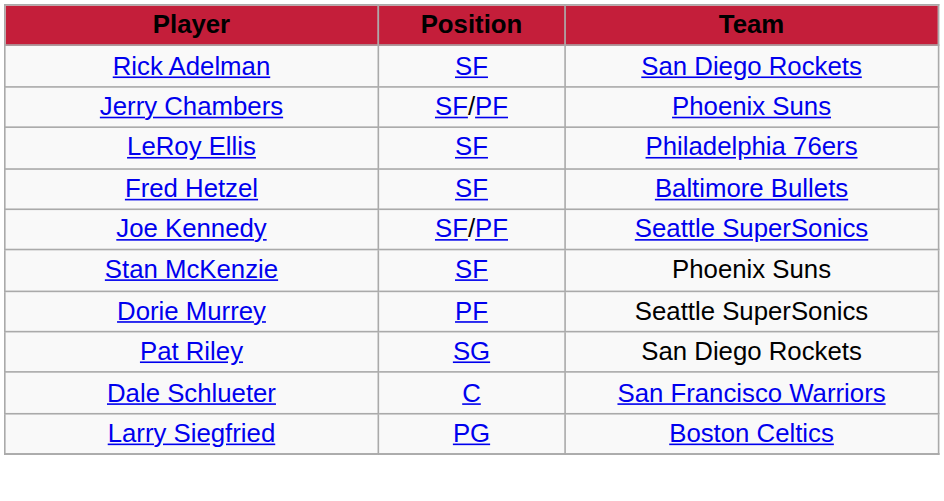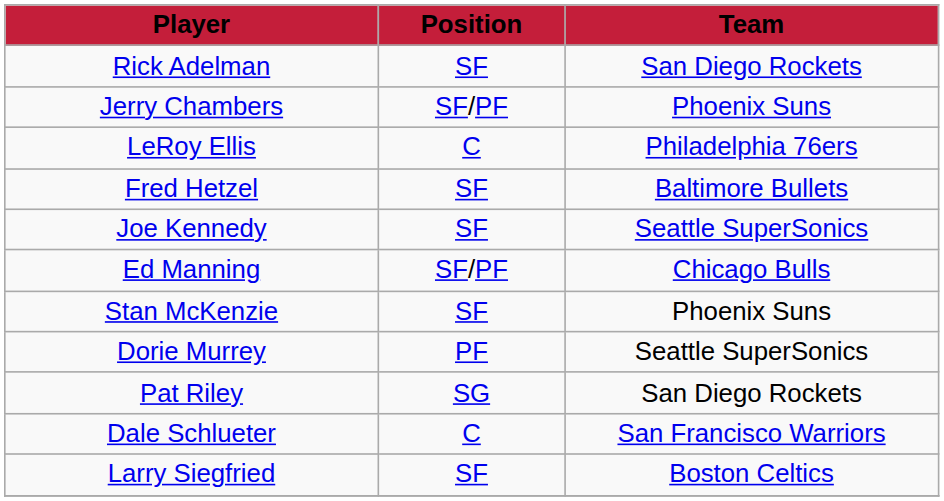(471, 147) SF -> (472, 147) C
(471, 229) SF/PF -> (471, 229) SF
+ row: (191, 270)
(472, 433) PG -> (471, 474) SF
